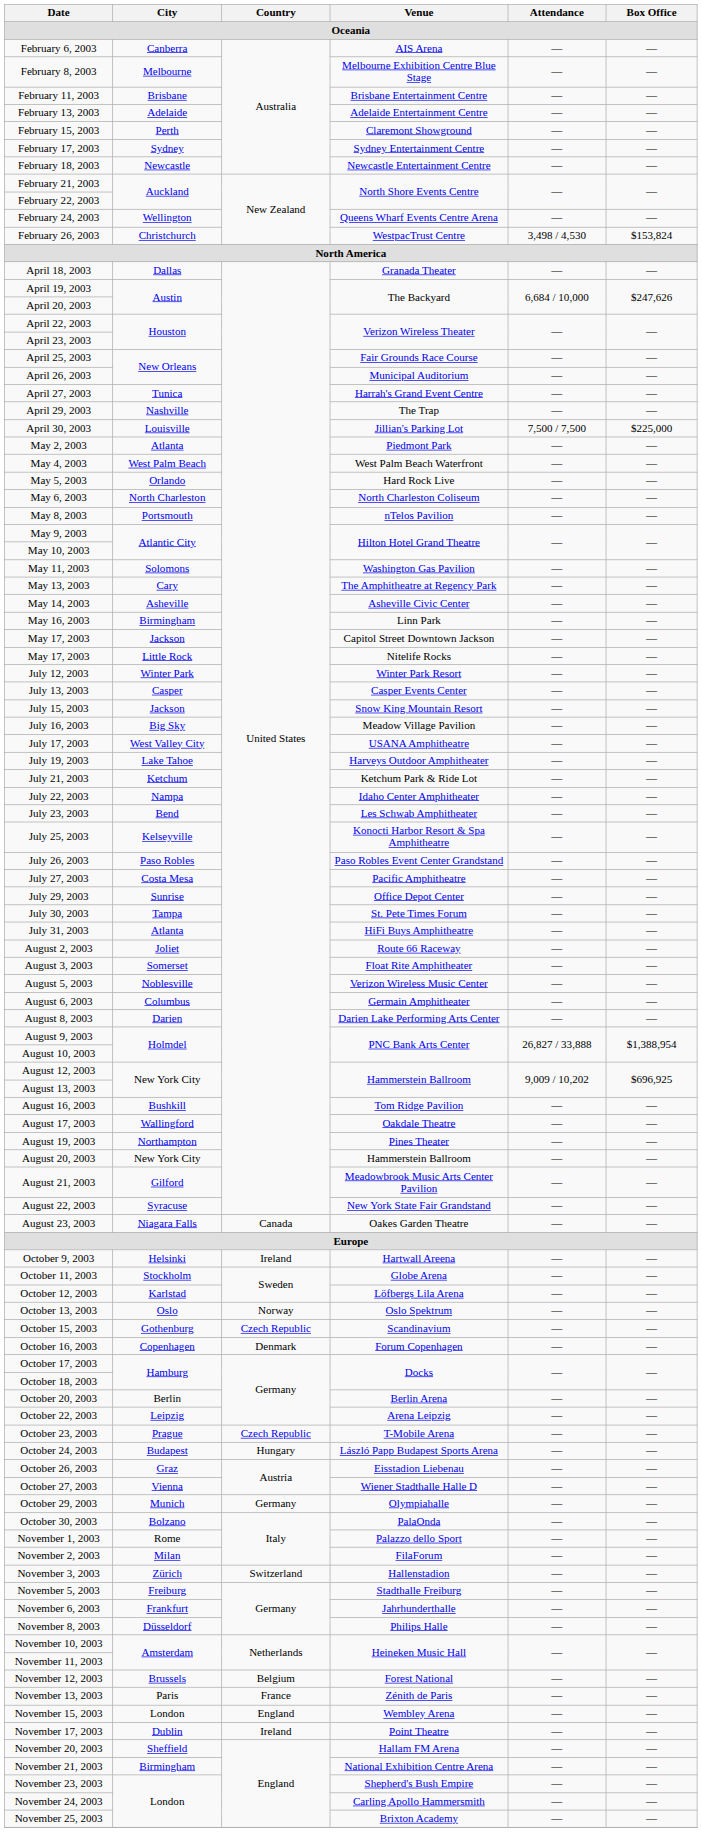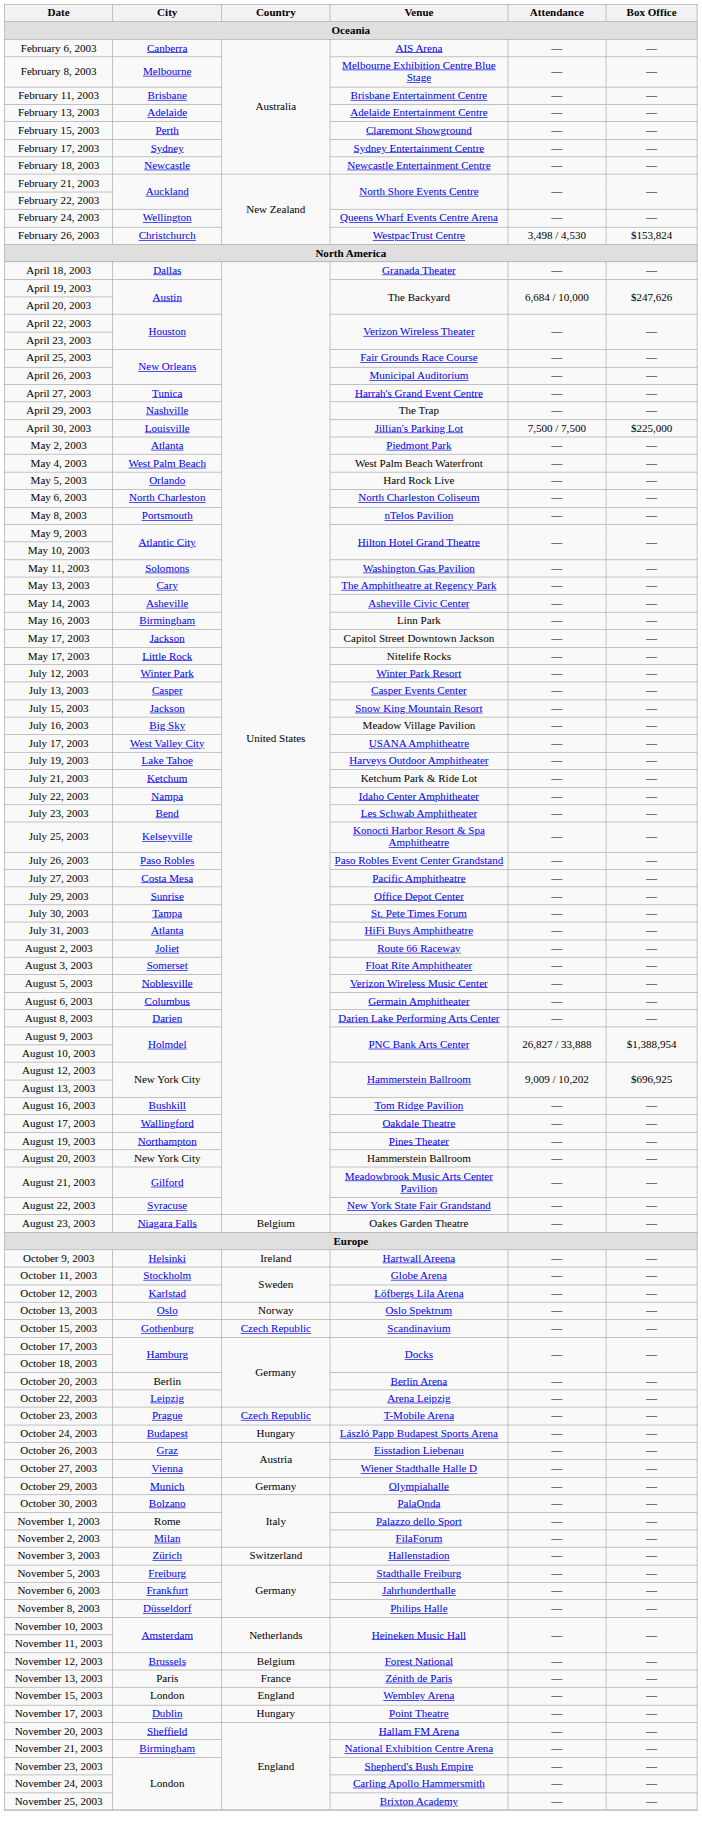(276, 1223) Canada -> (276, 1223) Belgium
- row: (59, 1346)
(276, 1731) Ireland -> (276, 1713) Hungary
